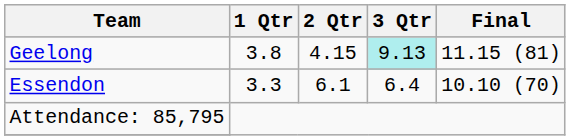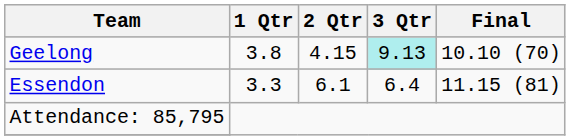(501, 53) 11.15 (81) -> (501, 53) 10.10 (70)
(501, 86) 10.10 (70) -> (501, 86) 11.15 (81)
